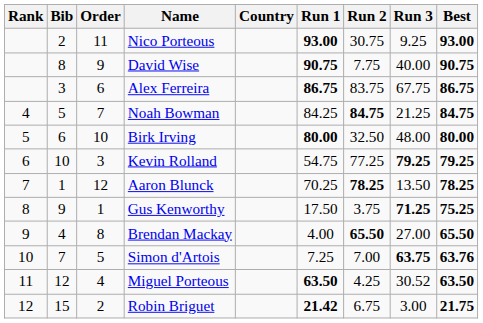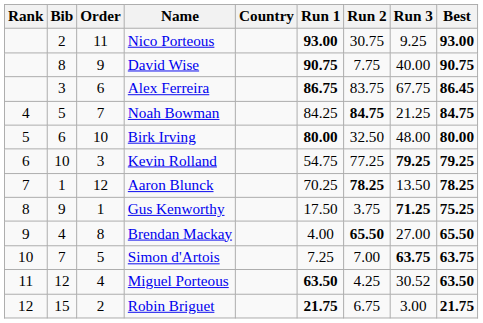(457, 88) 86.75 -> (457, 88) 86.45
(457, 257) 63.76 -> (457, 257) 63.75
(321, 305) 21.42 -> (321, 305) 21.75
